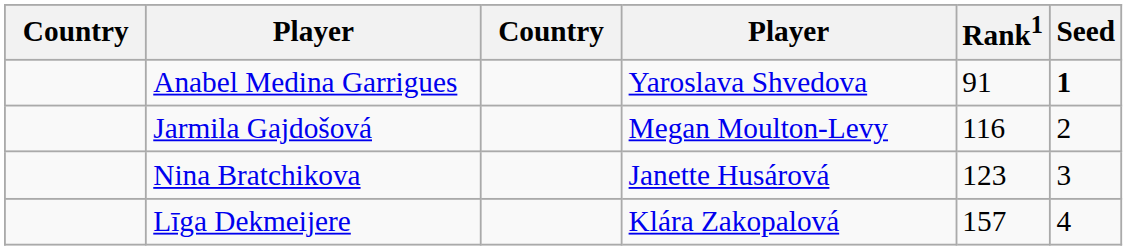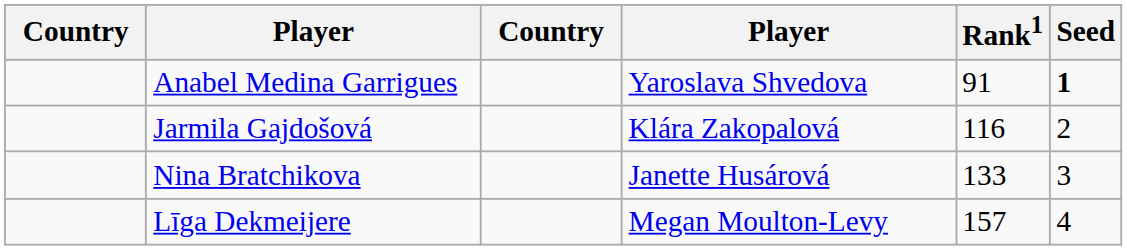(758, 128) Megan Moulton-Levy -> (734, 128) Klára Zakopalová
(984, 174) 123 -> (984, 174) 133
(734, 221) Klára Zakopalová -> (758, 221) Megan Moulton-Levy
